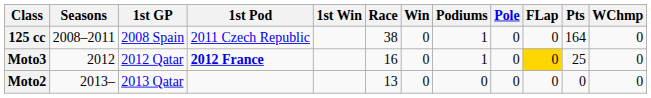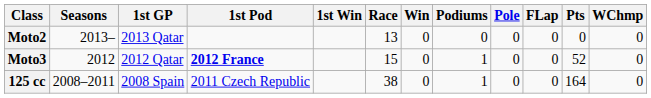rows swapped: (27, 37) <-> (27, 81)
(391, 59) 16 -> (391, 59) 15
(555, 59) gold background -> (555, 59) no background
(579, 59) 25 -> (579, 59) 52
